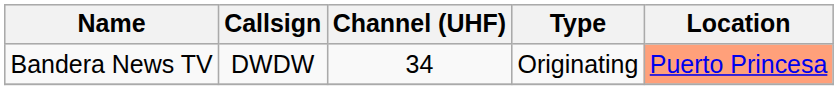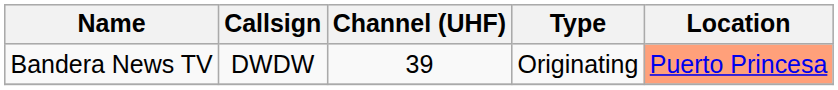(419, 63) 34 -> (419, 63) 39
